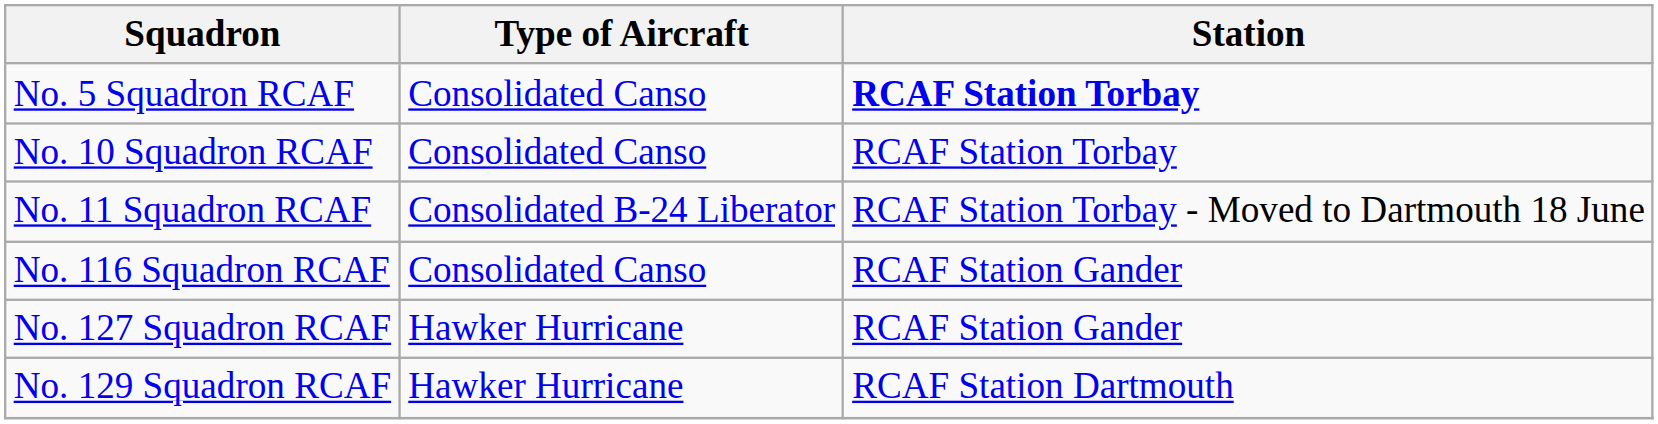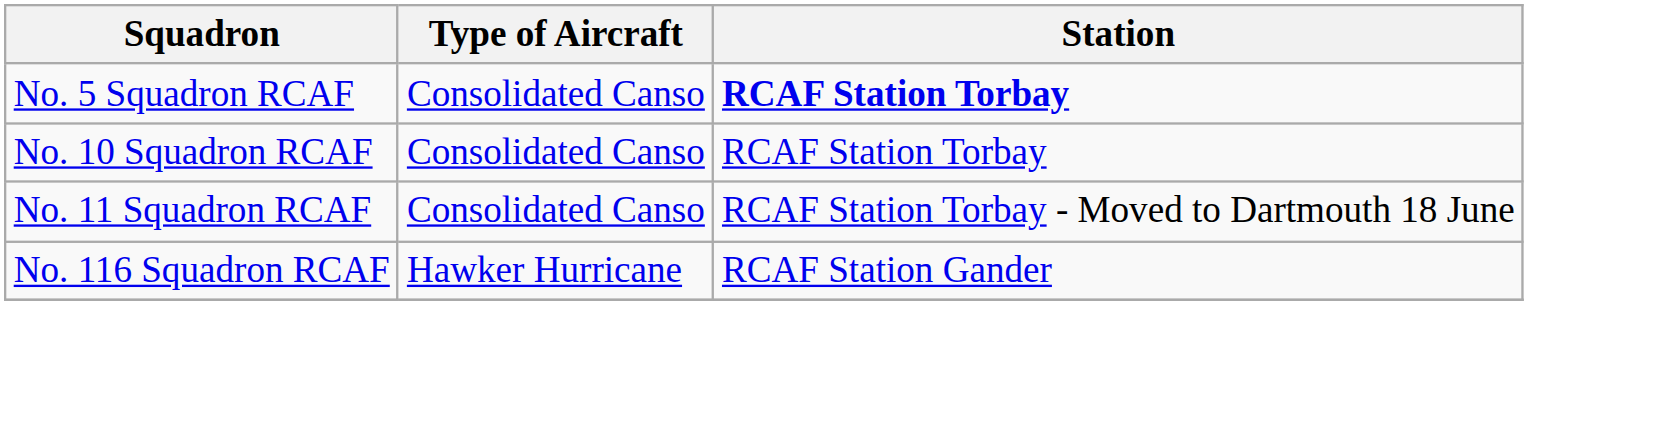(622, 210) Consolidated B-24 Liberator -> (556, 210) Consolidated Canso
(557, 269) Consolidated Canso -> (544, 269) Hawker Hurricane
- row: (202, 328)
- row: (202, 387)
